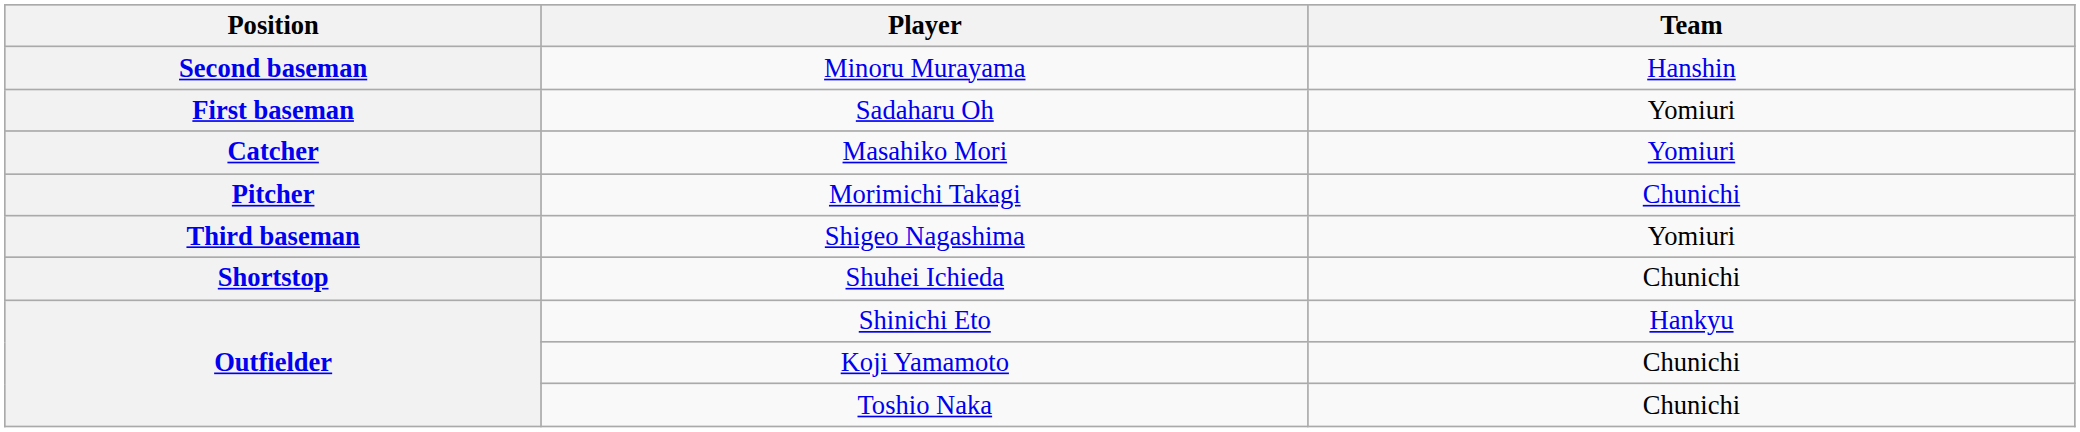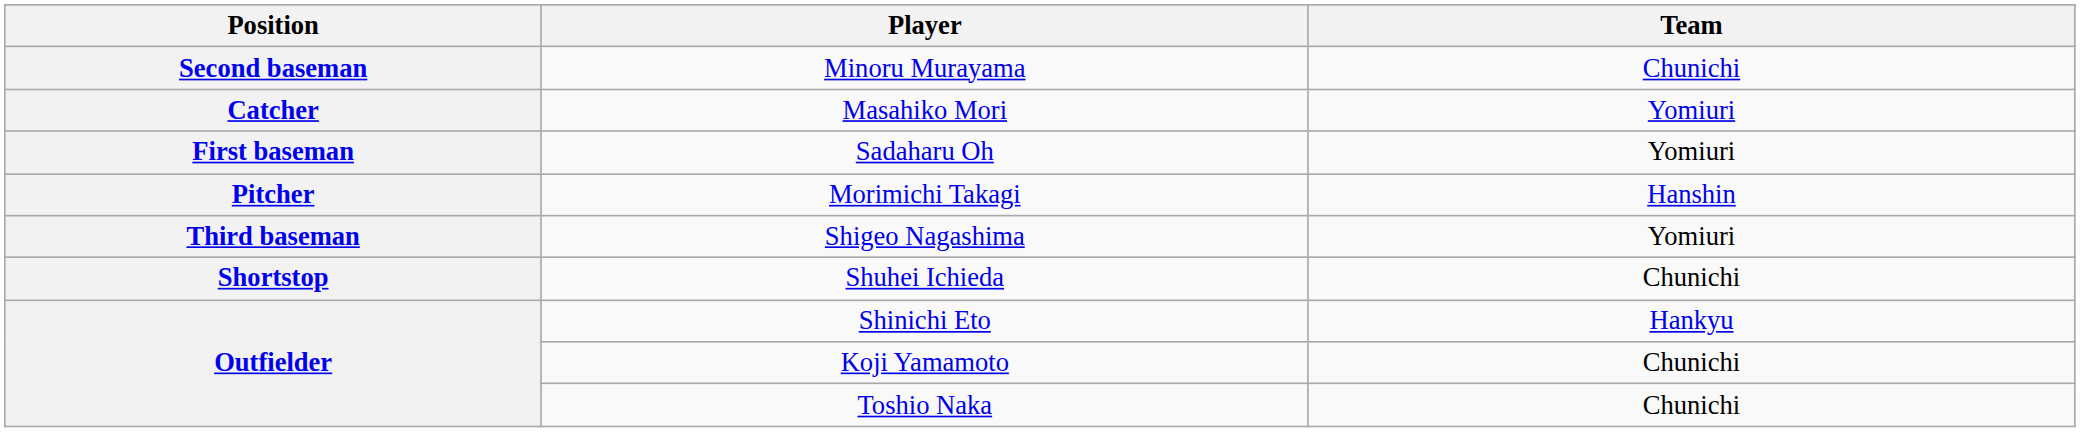(1691, 67) Hanshin -> (1691, 67) Chunichi
rows swapped: (925, 151) <-> (925, 109)
(1691, 194) Chunichi -> (1691, 194) Hanshin
